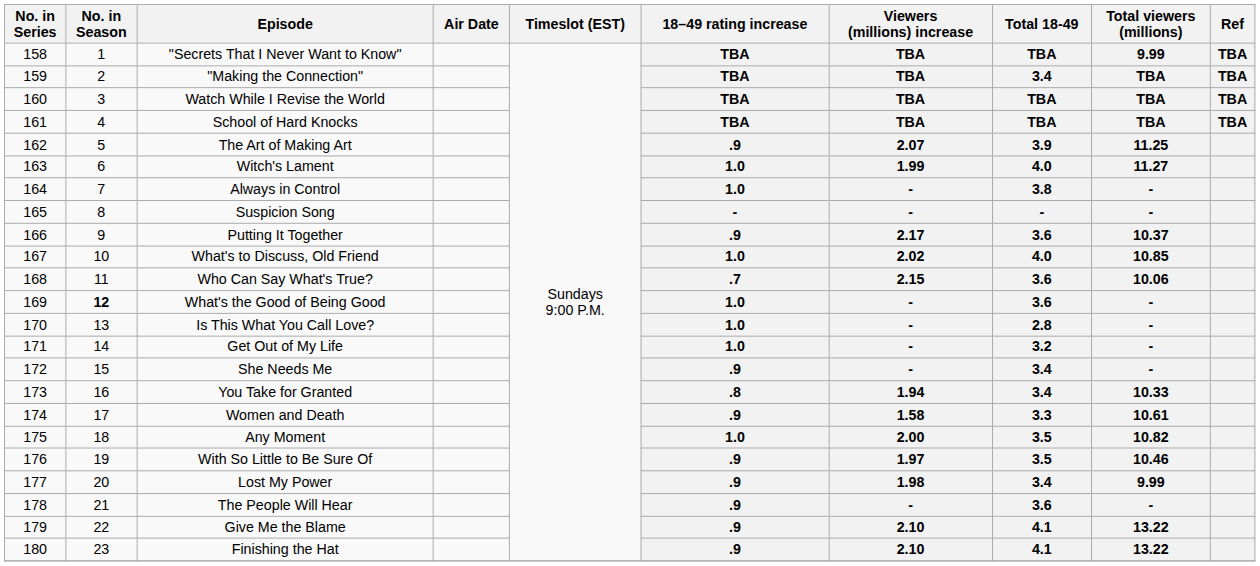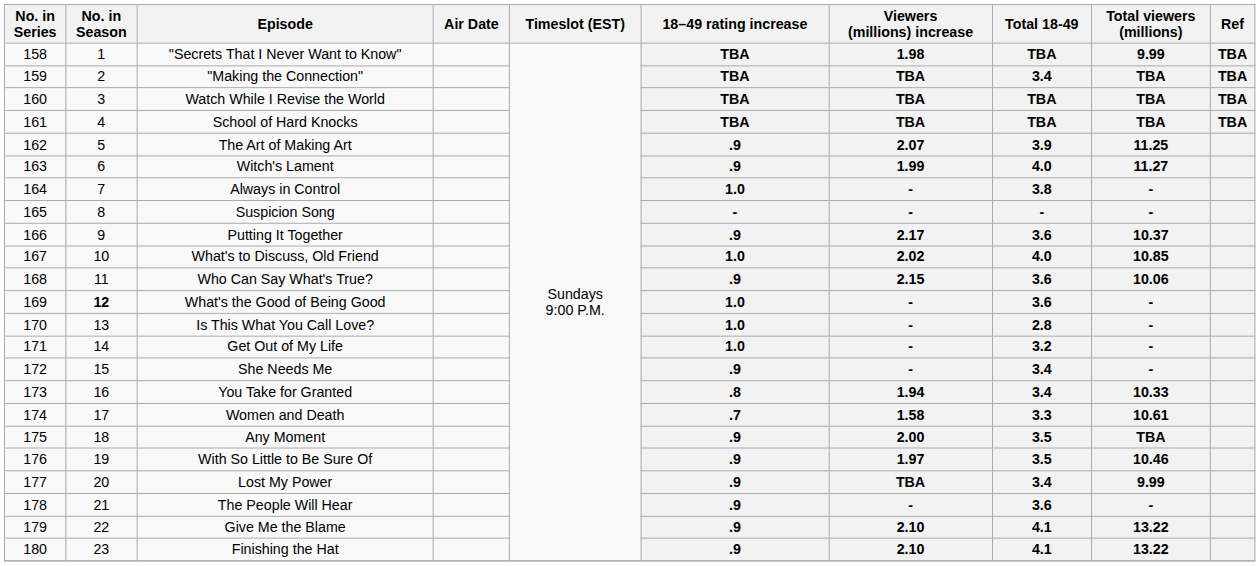(911, 55) TBA -> (911, 55) 1.98
(735, 167) 1.0 -> (735, 167) .9
(735, 280) .7 -> (735, 280) .9
(735, 415) .9 -> (735, 415) .7
(735, 437) 1.0 -> (735, 437) .9
(1151, 437) 10.82 -> (1151, 437) TBA
(911, 482) 1.98 -> (911, 482) TBA
